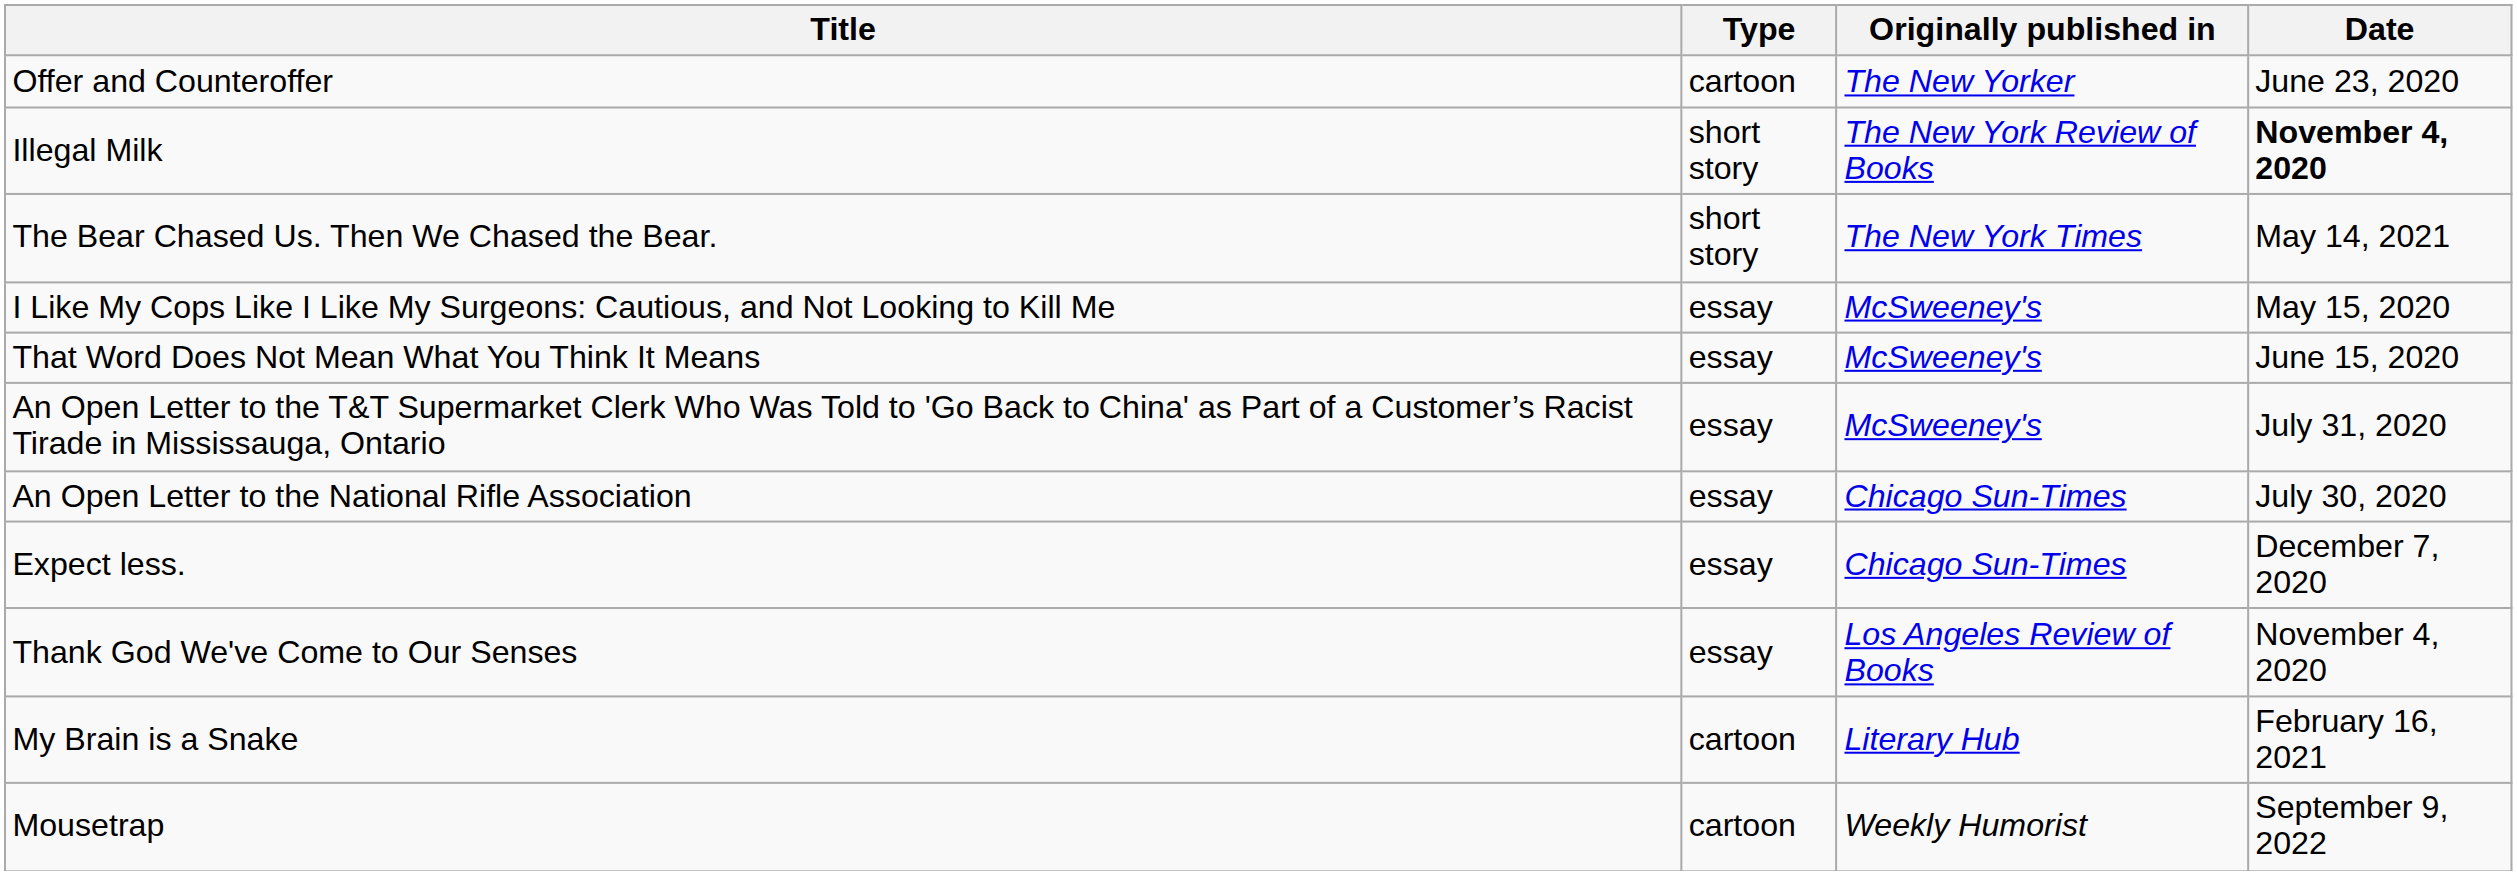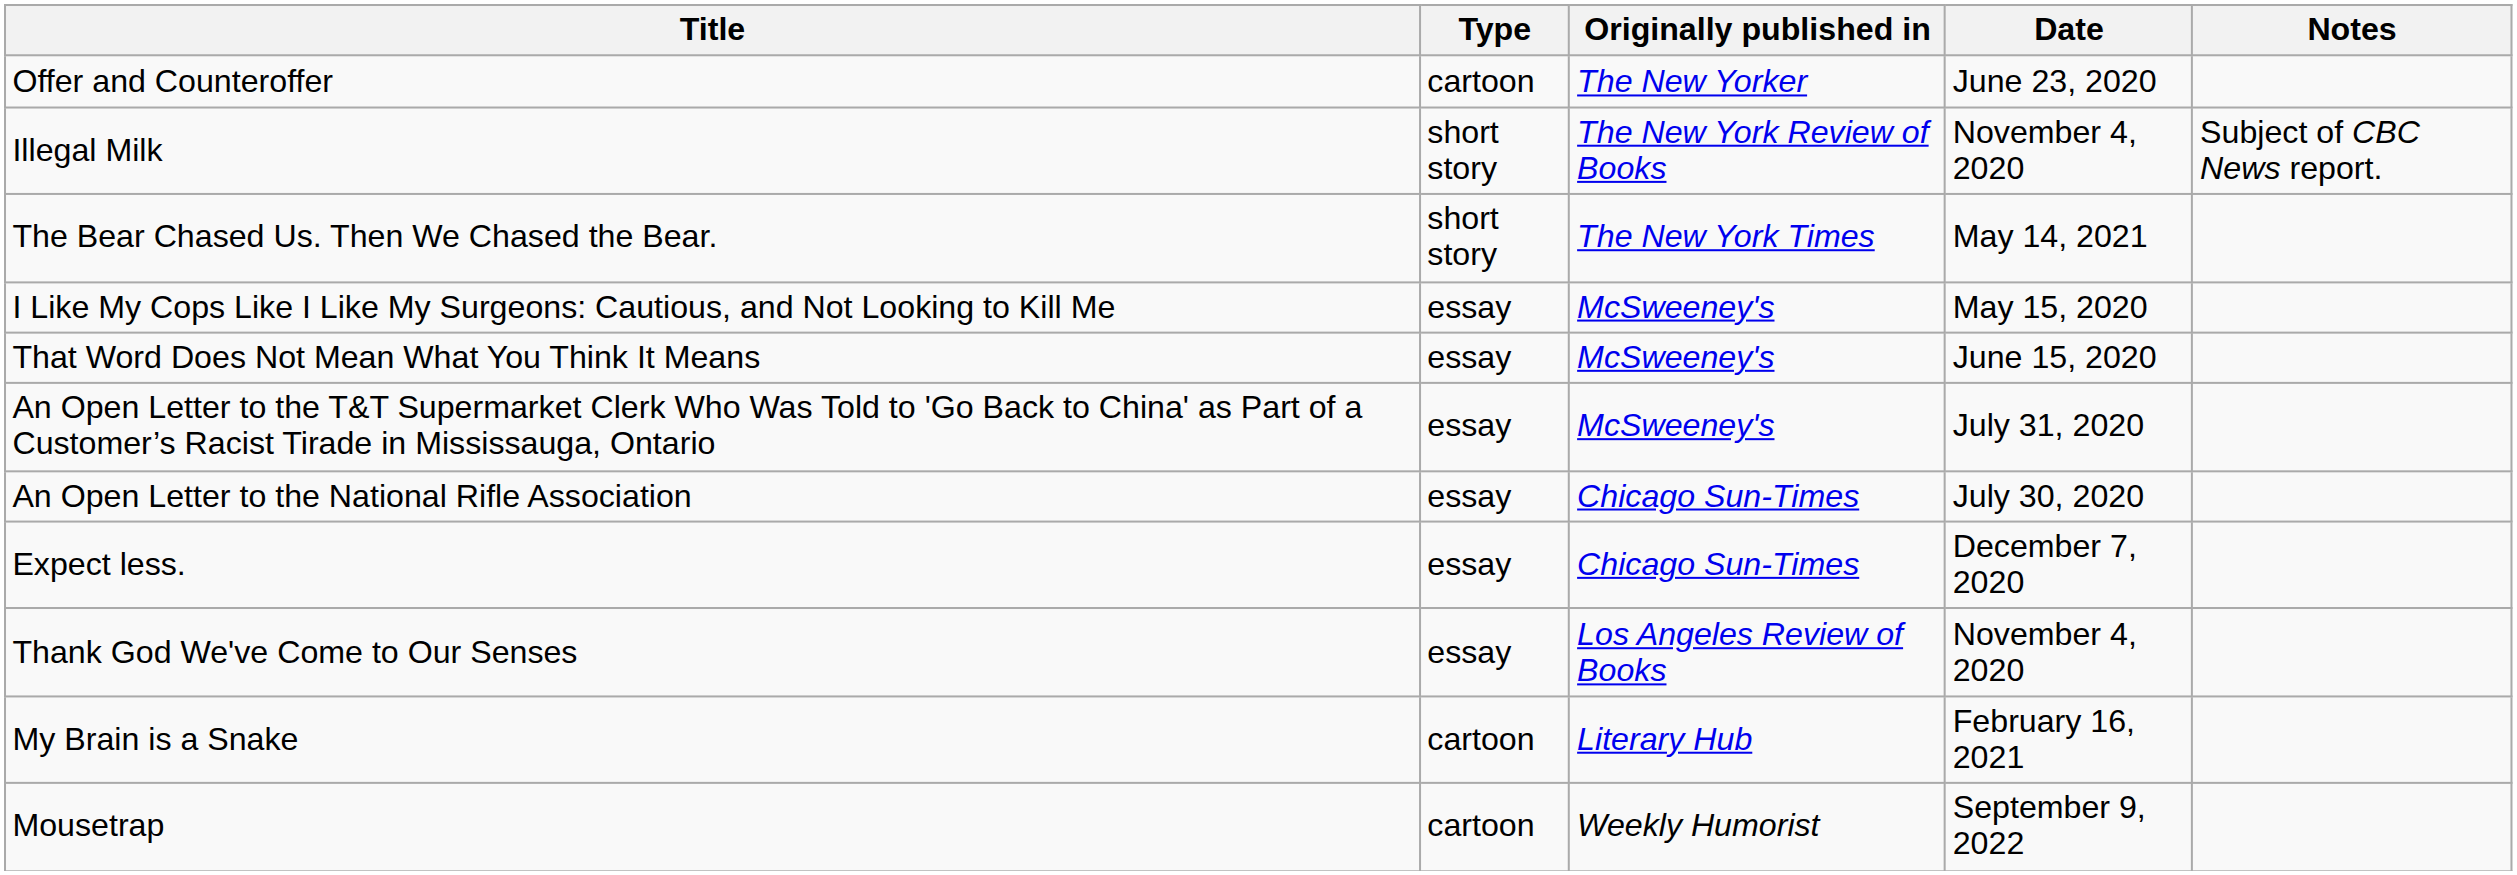+ column: (2352, 30)
(2352, 150) bold -> (2045, 150) normal
